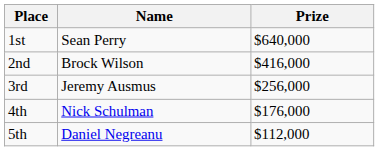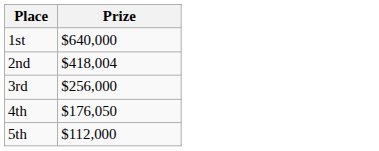- column: (154, 16)
(282, 63) $416,000 -> (89, 63) $418,004
(282, 110) $176,000 -> (89, 110) $176,050
